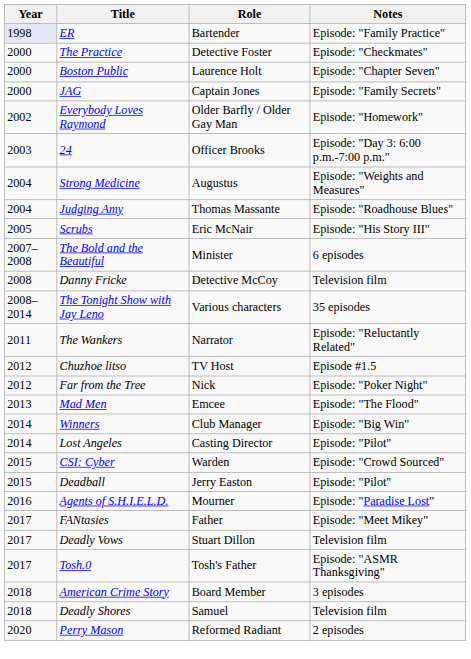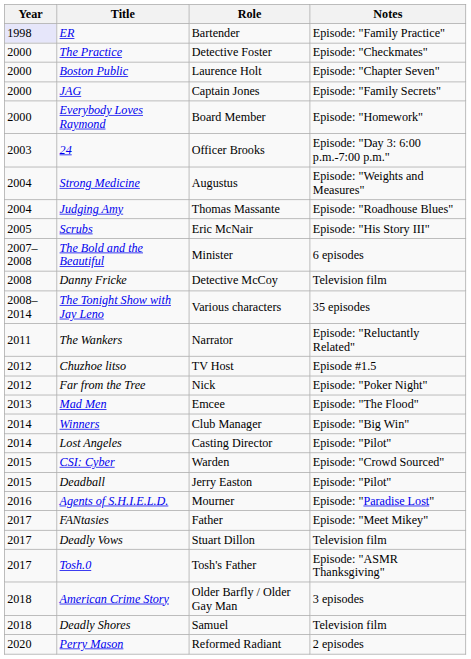(19, 117) 2002 -> (19, 117) 2000
(241, 117) Older Barfly / Older Gay Man -> (229, 117) Board Member
(229, 592) Board Member -> (241, 598) Older Barfly / Older Gay Man
